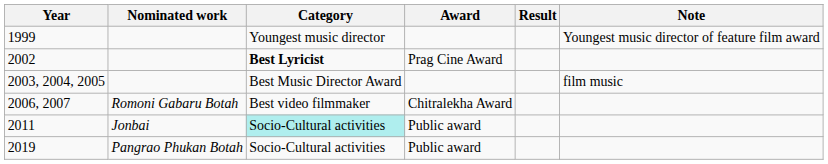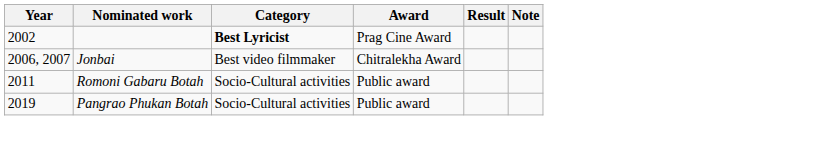- row: (22, 37)
- row: (56, 81)
(175, 103) Romoni Gabaru Botah -> (96, 59) Jonbai
(130, 125) Jonbai -> (140, 81) Romoni Gabaru Botah
(317, 125) paleturquoise background -> (282, 81) no background
